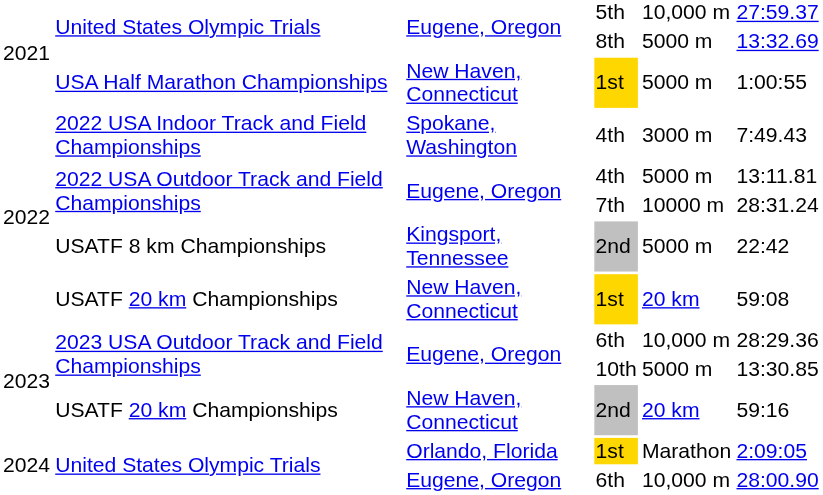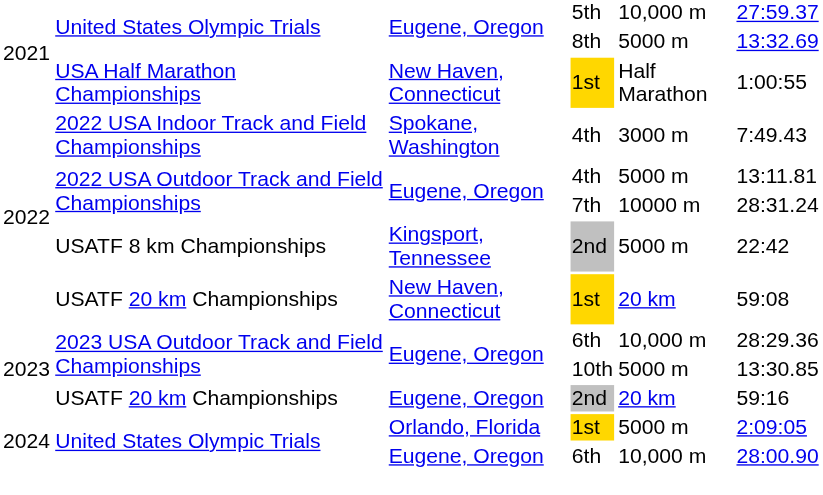(677, 82) 5000 m -> (663, 82) Half Marathon
(464, 410) New Haven, Connecticut -> (466, 398) Eugene, Oregon
(687, 450) Marathon -> (653, 427) 5000 m
